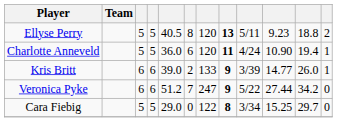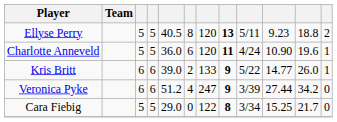(308, 51) 19.4 -> (308, 51) 19.6
(250, 70) 3/39 -> (250, 70) 5/22
(190, 88) 7 -> (190, 88) 4
(250, 88) 5/22 -> (250, 88) 3/39
(308, 107) 29.7 -> (308, 107) 21.7
